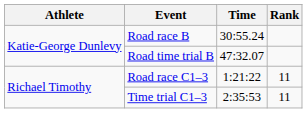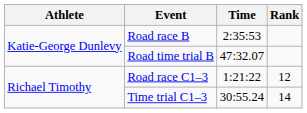(242, 35) 30:55.24 -> (242, 35) 2:35:53
(285, 77) 11 -> (285, 77) 12
(242, 97) 2:35:53 -> (242, 97) 30:55.24
(285, 97) 11 -> (285, 97) 14
